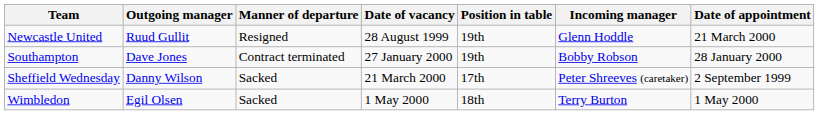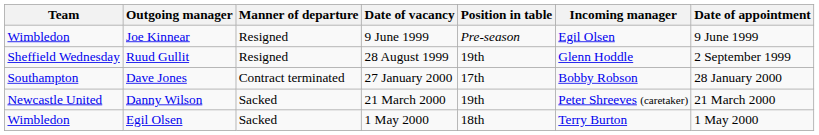+ row: (158, 36)
(55, 36) Newcastle United -> (64, 57) Sheffield Wednesday
(735, 36) 21 March 2000 -> (743, 57) 2 September 1999
(473, 57) 19th -> (473, 78) 17th
(64, 78) Sheffield Wednesday -> (55, 99) Newcastle United
(473, 78) 17th -> (473, 99) 19th
(743, 78) 2 September 1999 -> (735, 99) 21 March 2000
